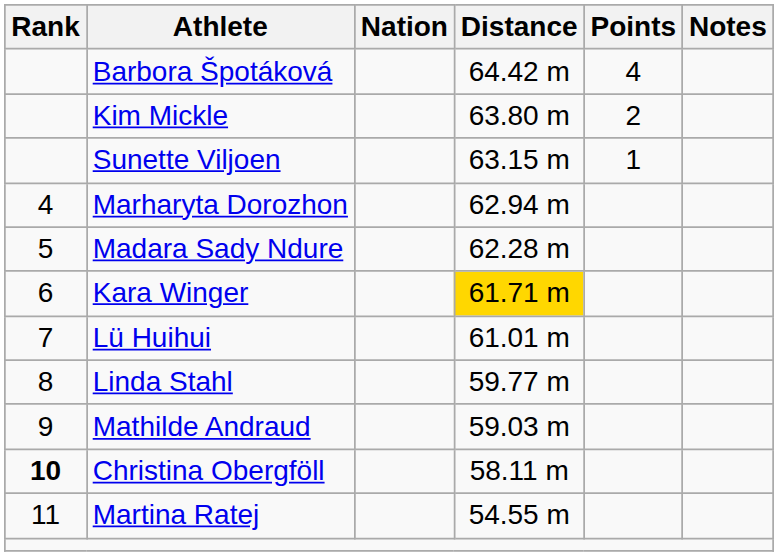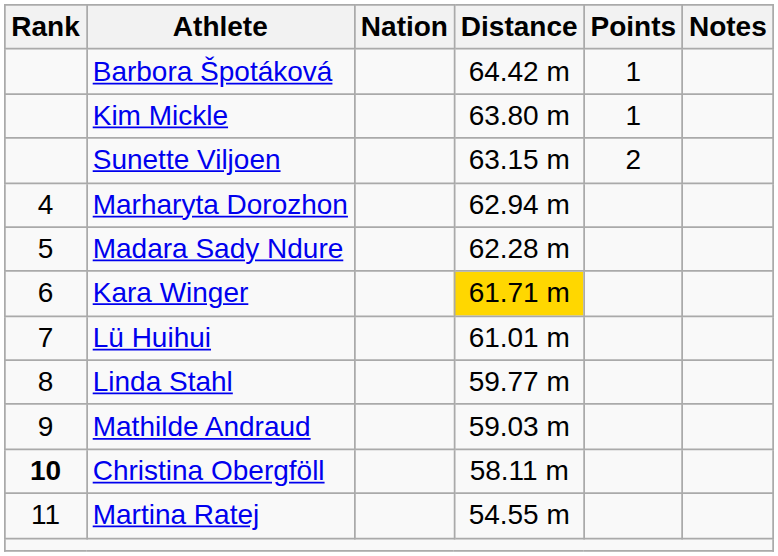(633, 71) 4 -> (633, 71) 1
(633, 115) 2 -> (633, 115) 1
(633, 159) 1 -> (633, 159) 2
